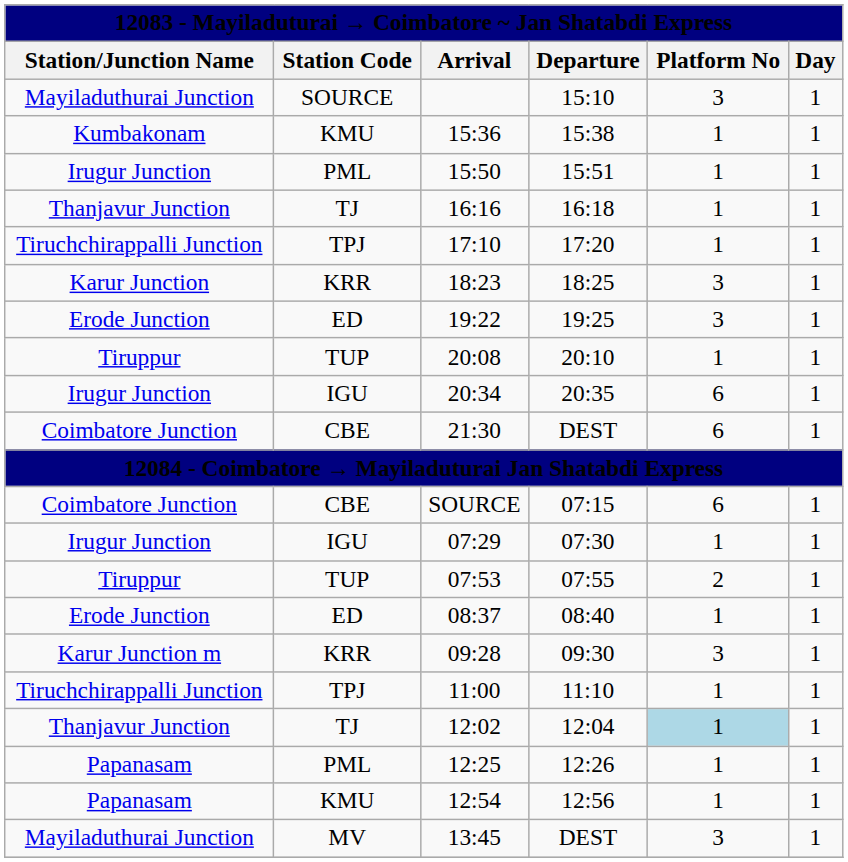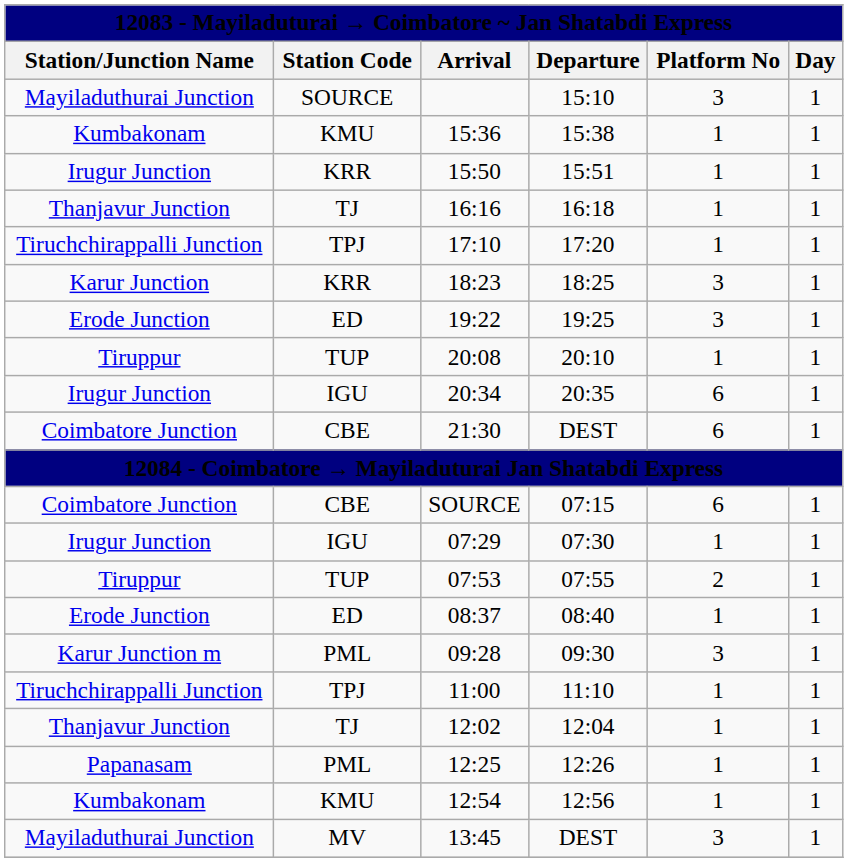(347, 171) PML -> (347, 171) KRR
(347, 652) KRR -> (347, 652) PML
(718, 726) lightblue background -> (718, 726) no background
(139, 801) Papanasam -> (139, 801) Kumbakonam
